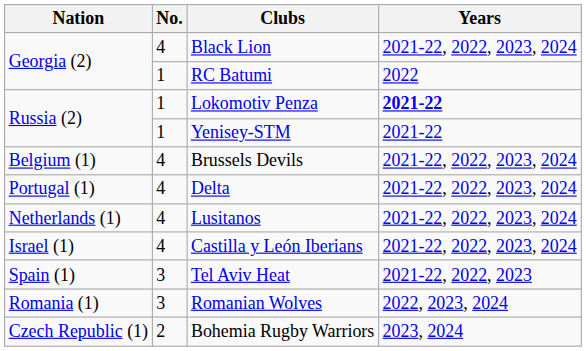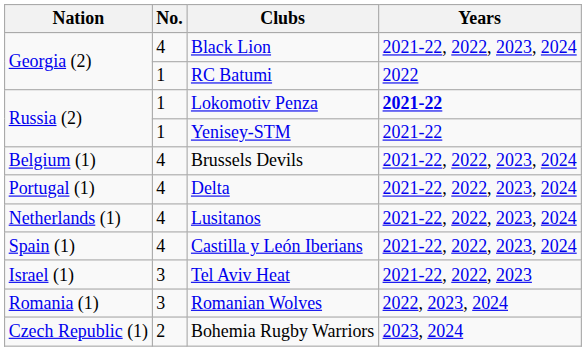(41, 246) Israel (1) -> (42, 246) Spain (1)
(42, 274) Spain (1) -> (41, 274) Israel (1)
